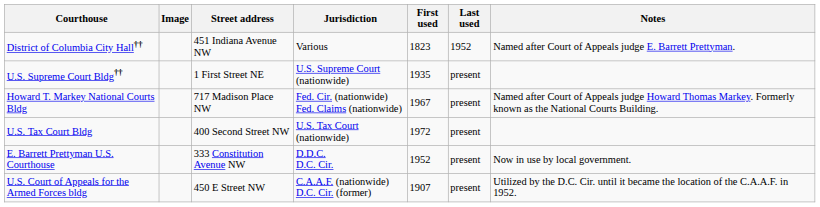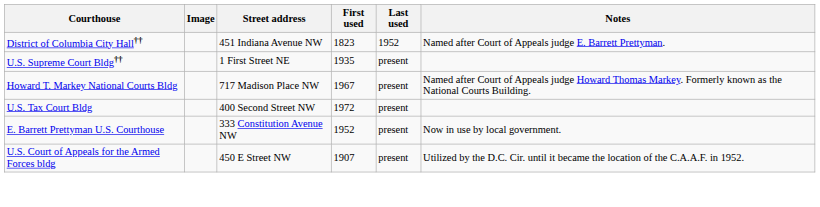- column: (350, 18)
